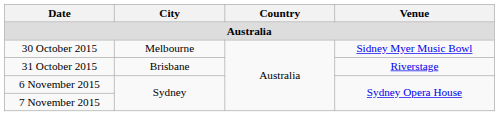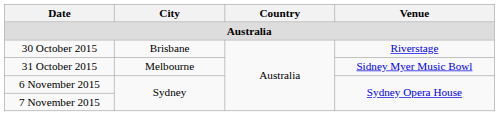(170, 48) Melbourne -> (170, 48) Brisbane
(414, 48) Sidney Myer Music Bowl -> (414, 48) Riverstage
(170, 66) Brisbane -> (170, 66) Melbourne
(414, 66) Riverstage -> (414, 66) Sidney Myer Music Bowl
